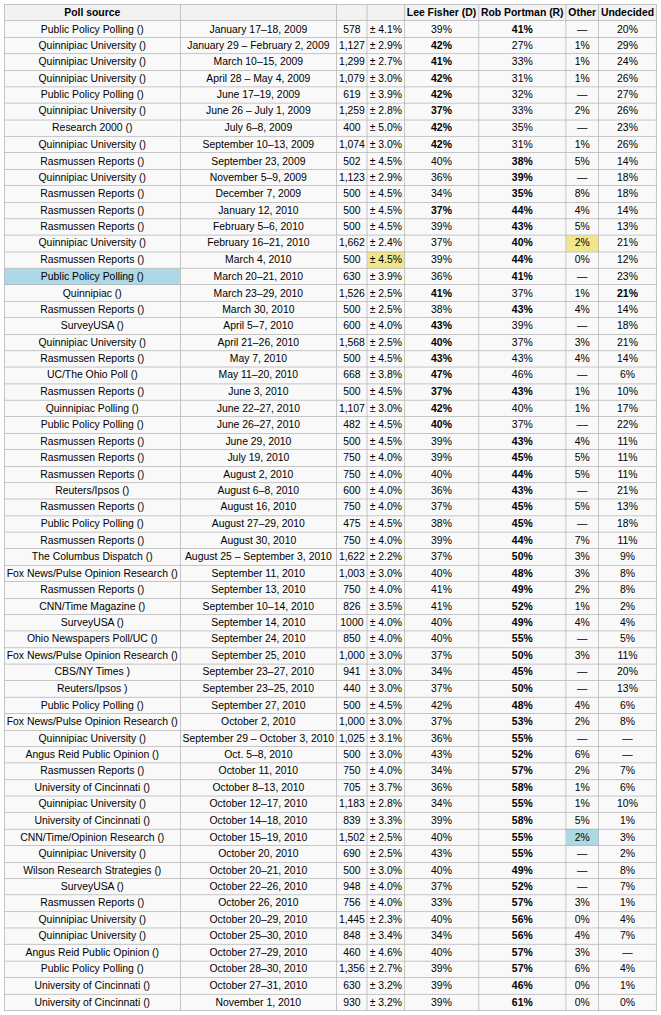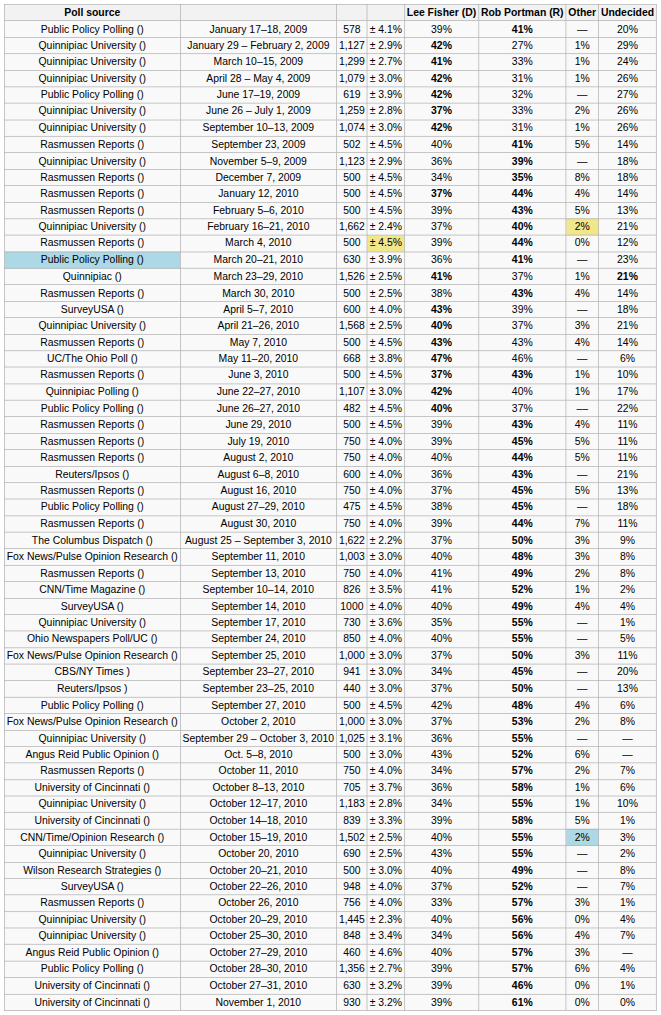- row: (258, 128)
(522, 161) 38% -> (522, 144) 41%
+ row: (258, 623)
